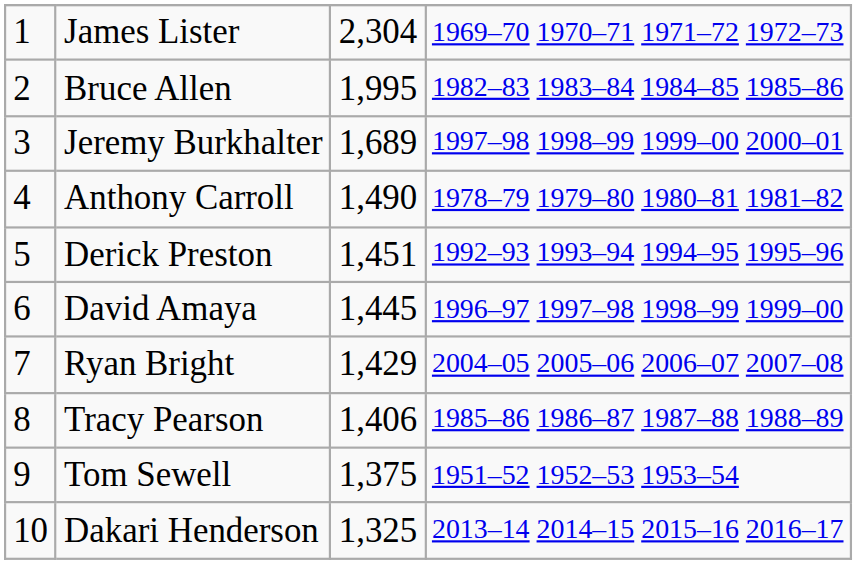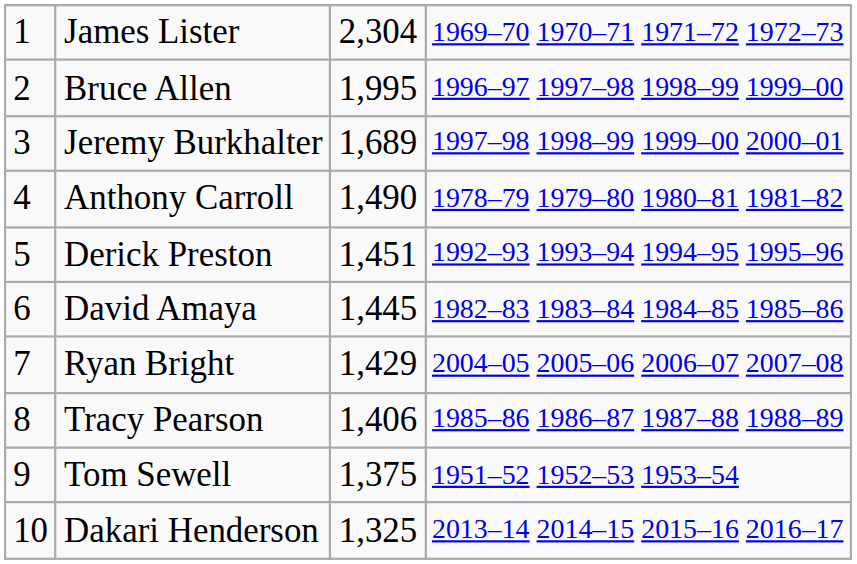(638, 87) 1982–83 1983–84 1984–85 1985–86 -> (638, 87) 1996–97 1997–98 1998–99 1999–00
(638, 308) 1996–97 1997–98 1998–99 1999–00 -> (638, 308) 1982–83 1983–84 1984–85 1985–86
